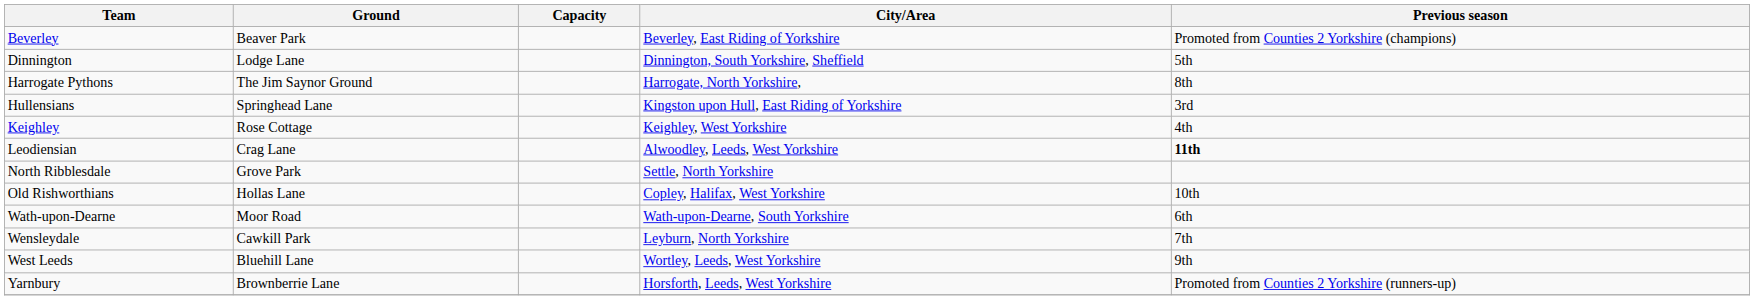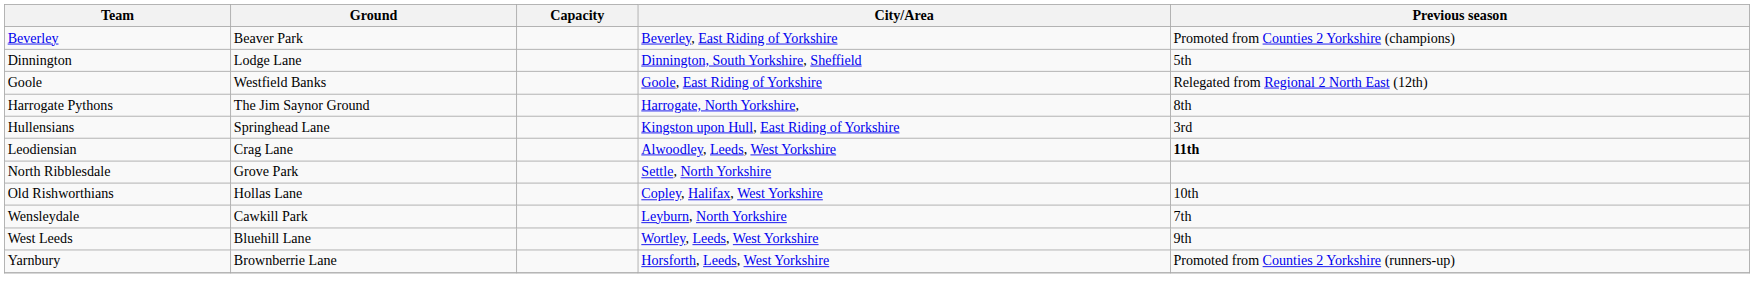+ row: (25, 82)
- row: (33, 127)
- row: (61, 216)
